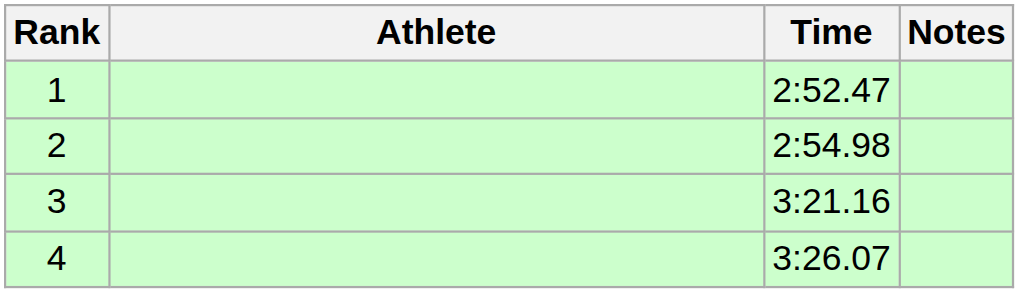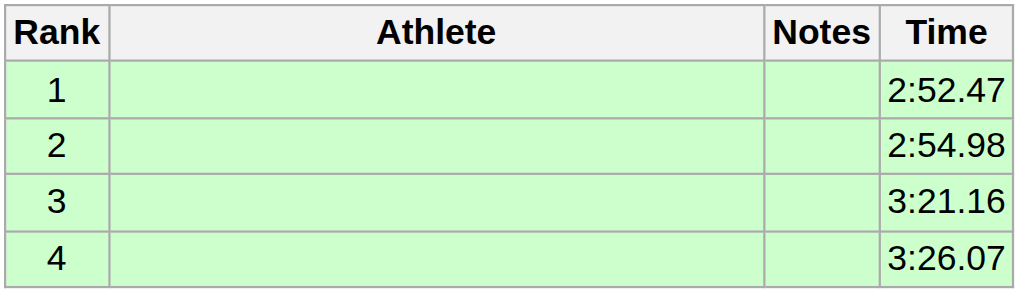columns swapped: (832, 32) <-> (957, 32)
